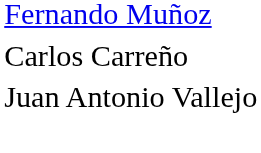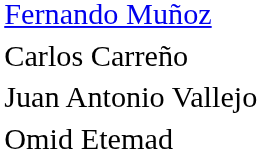+ row: (89, 138)
